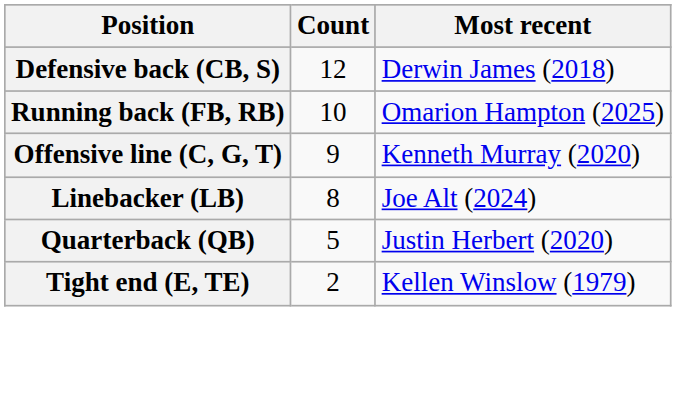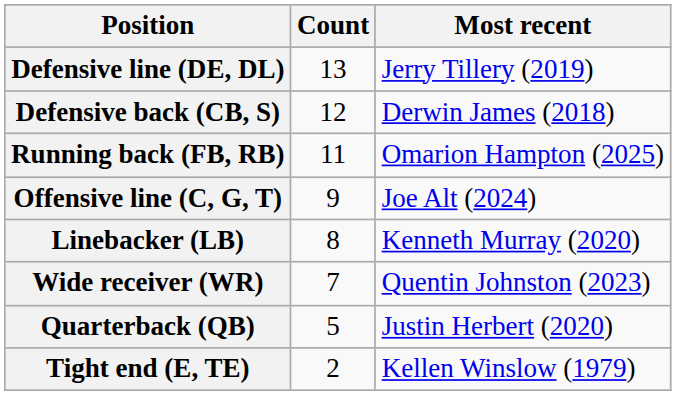+ row: (148, 68)
(333, 111) 10 -> (333, 154) 11
(511, 154) Kenneth Murray (2020) -> (459, 197) Joe Alt (2024)
(459, 197) Joe Alt (2024) -> (511, 240) Kenneth Murray (2020)
+ row: (148, 283)
